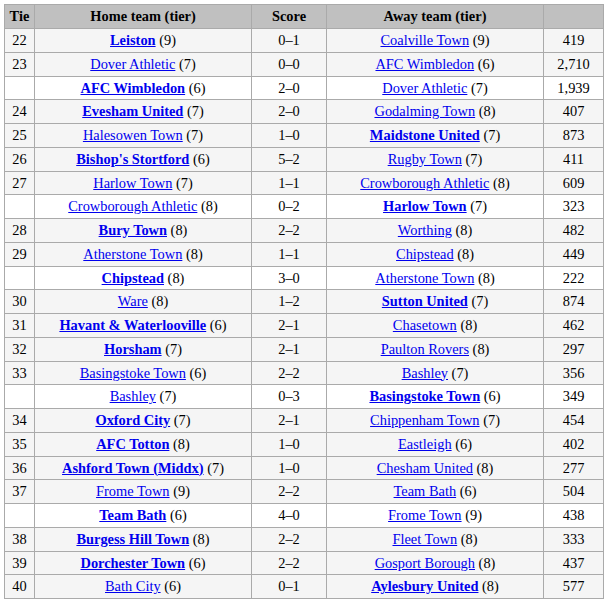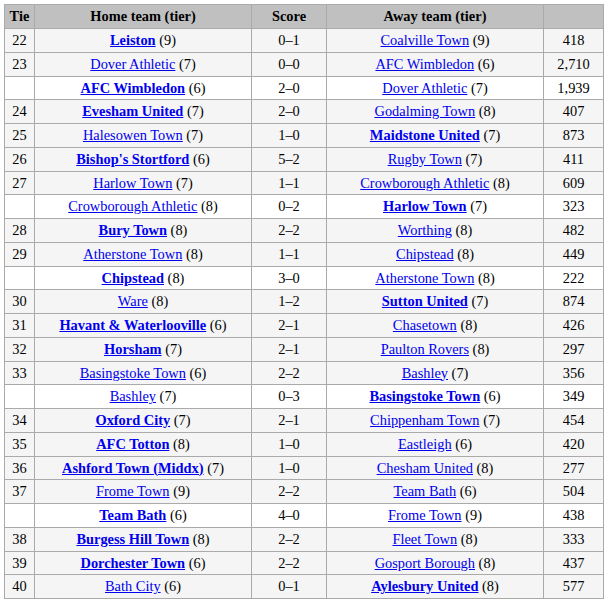(574, 40) 419 -> (574, 40) 418
(574, 325) 462 -> (574, 325) 426
(574, 444) 402 -> (574, 444) 420
